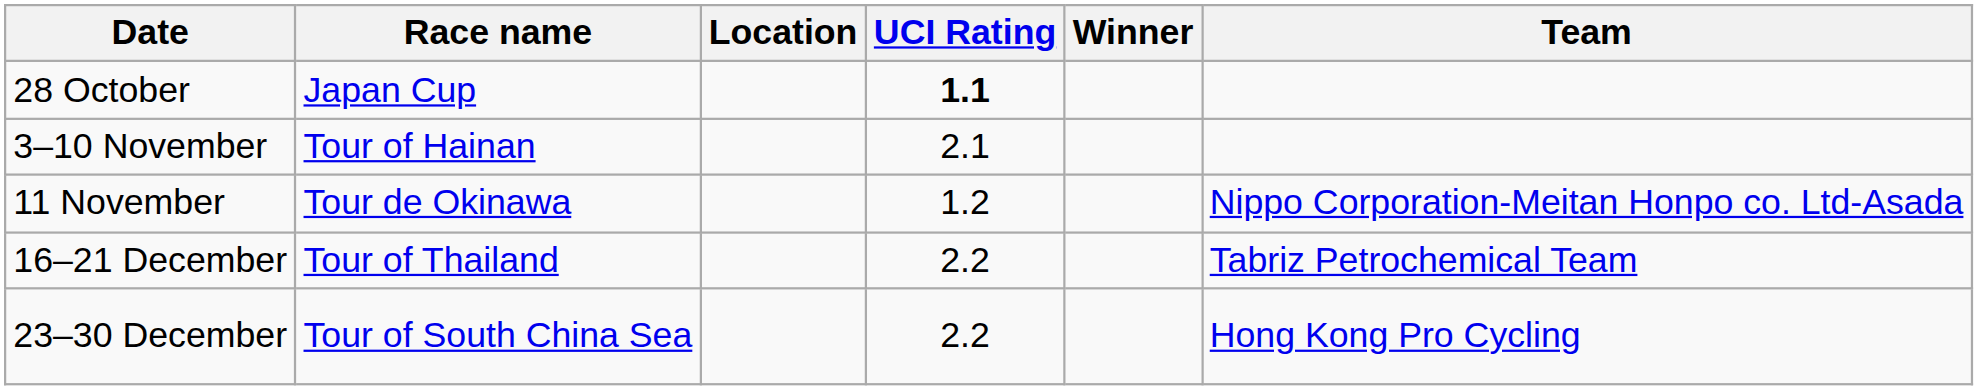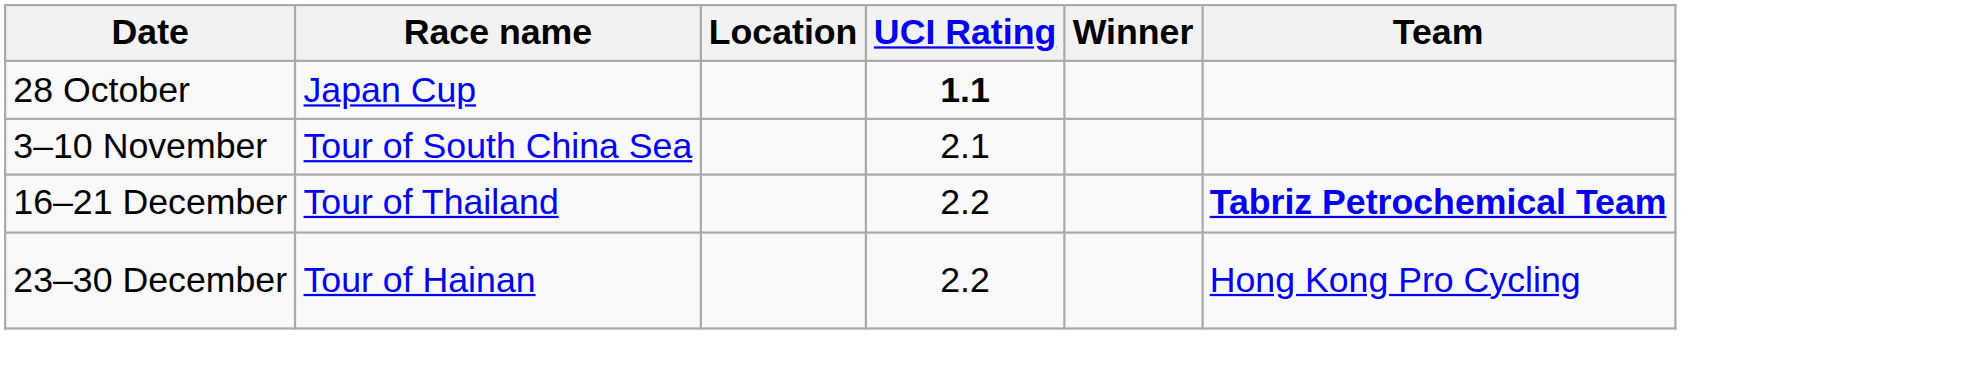(420, 145) Tour of Hainan -> (498, 145) Tour of South China Sea
- row: (119, 202)
(1424, 259) normal -> (1438, 202) bold
(498, 335) Tour of South China Sea -> (420, 279) Tour of Hainan
